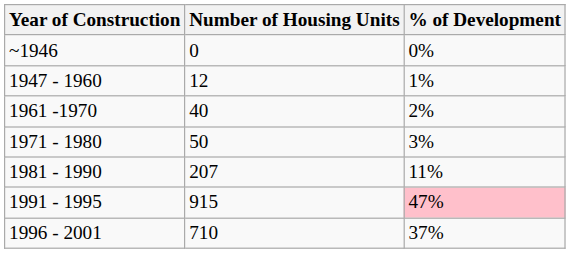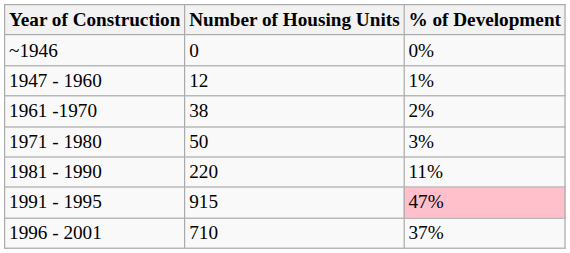(199, 111) 40 -> (199, 111) 38
(204, 171) 207 -> (204, 171) 220
